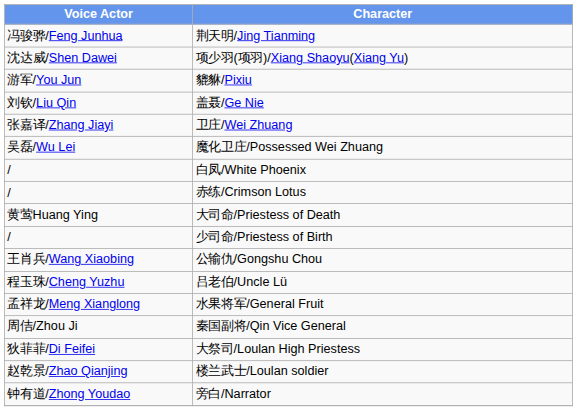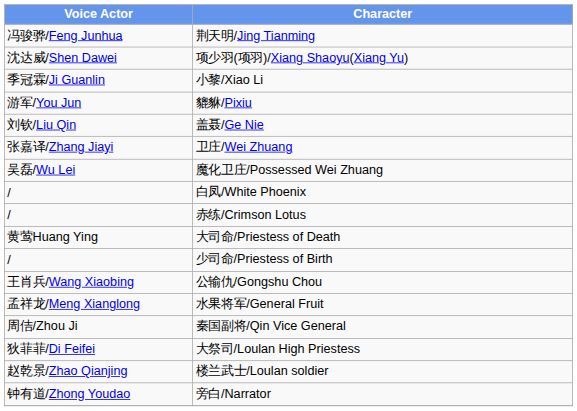+ row: (229, 80)
- row: (241, 281)
